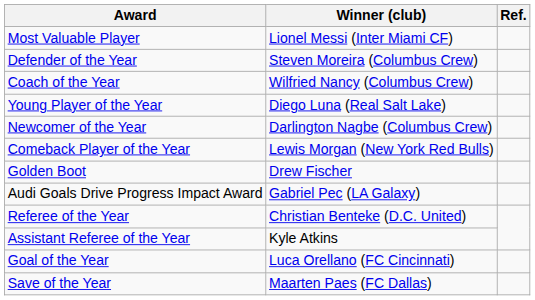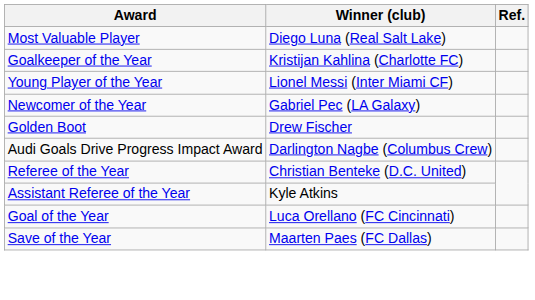(361, 37) Lionel Messi (Inter Miami CF) -> (357, 37) Diego Luna (Real Salt Lake)
- row: (72, 60)
+ row: (80, 60)
- row: (64, 82)
(357, 104) Diego Luna (Real Salt Lake) -> (361, 82) Lionel Messi (Inter Miami CF)
(381, 127) Darlington Nagbe (Columbus Crew) -> (345, 104) Gabriel Pec (LA Galaxy)
- row: (99, 149)
(345, 194) Gabriel Pec (LA Galaxy) -> (381, 149) Darlington Nagbe (Columbus Crew)
